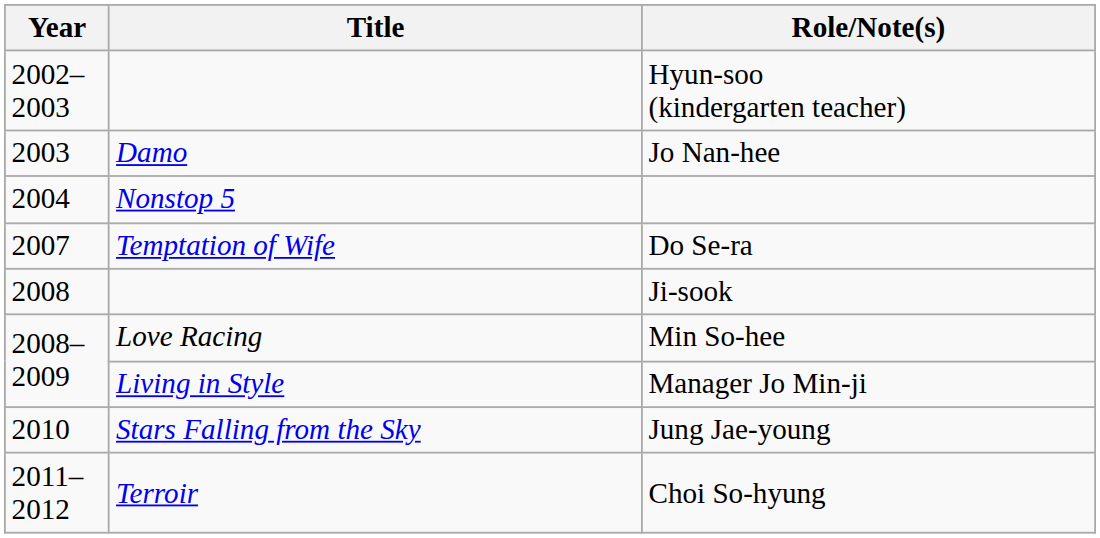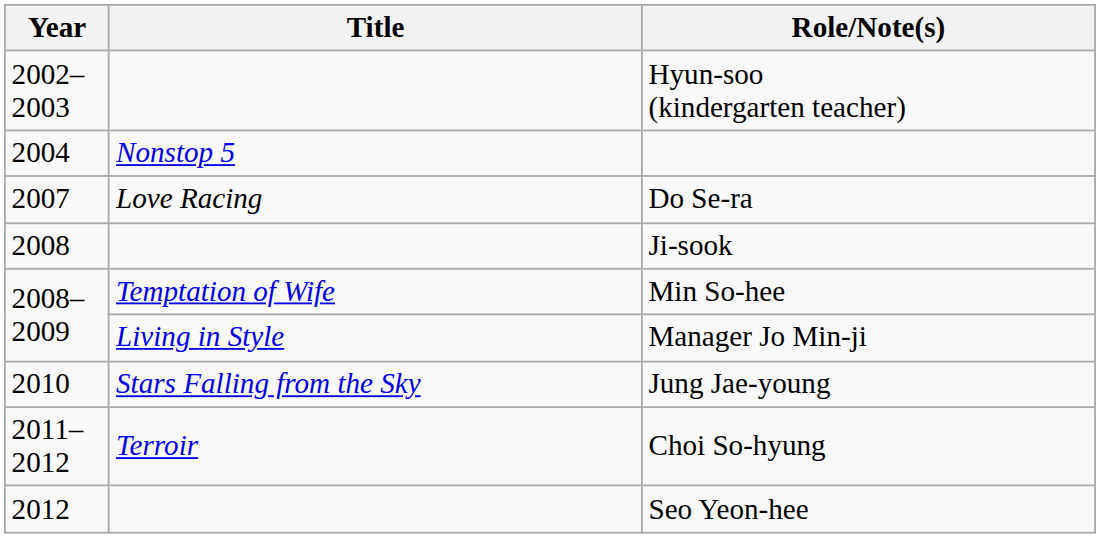- row: (714, 152)
(226, 245) Temptation of Wife -> (189, 198) Love Racing
(189, 337) Love Racing -> (226, 291) Temptation of Wife
+ row: (729, 508)
